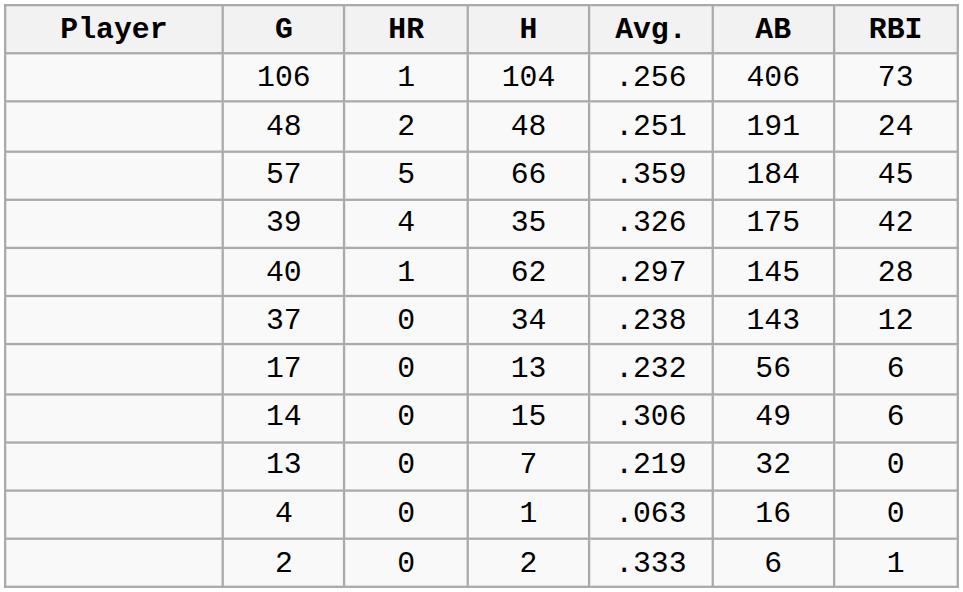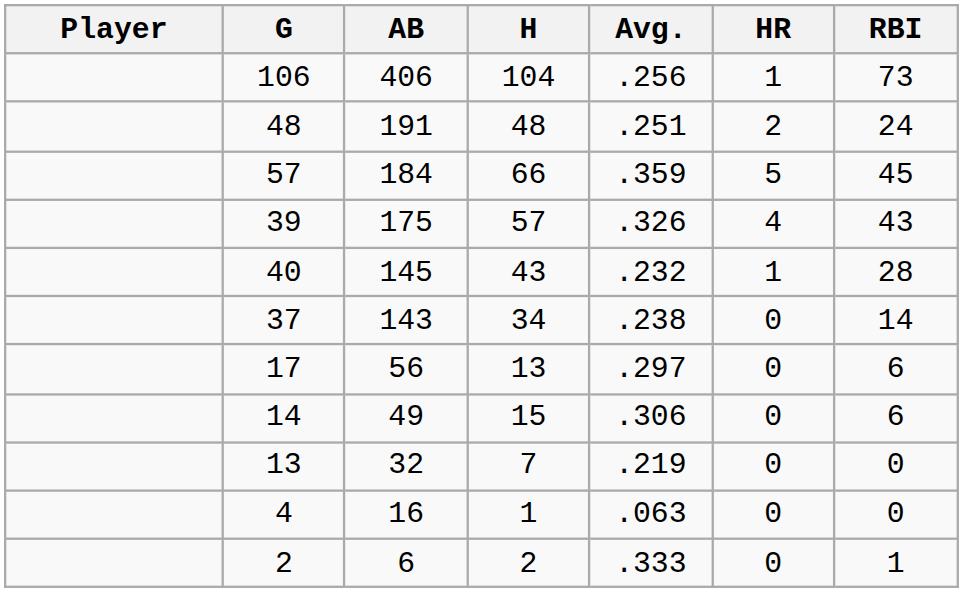columns swapped: (773, 29) <-> (406, 29)
(529, 223) 35 -> (529, 223) 57
(896, 223) 42 -> (896, 223) 43
(529, 272) 62 -> (529, 272) 43
(651, 272) .297 -> (651, 272) .232
(896, 321) 12 -> (896, 321) 14
(651, 369) .232 -> (651, 369) .297
